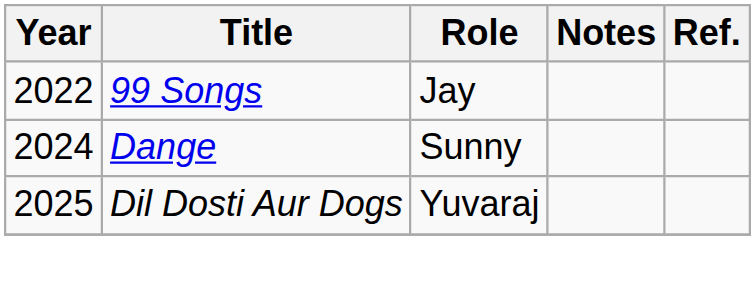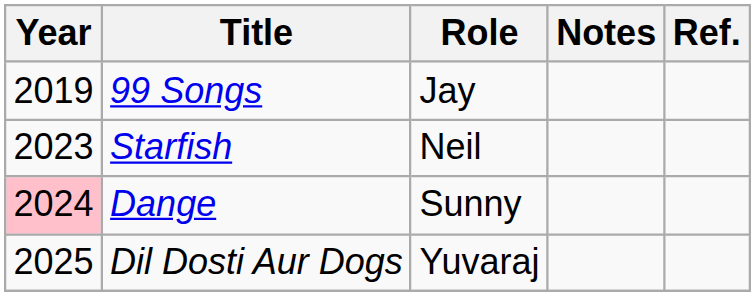(53, 90) 2022 -> (53, 90) 2019
+ row: (171, 147)
(53, 147) no background -> (53, 204) pink background
